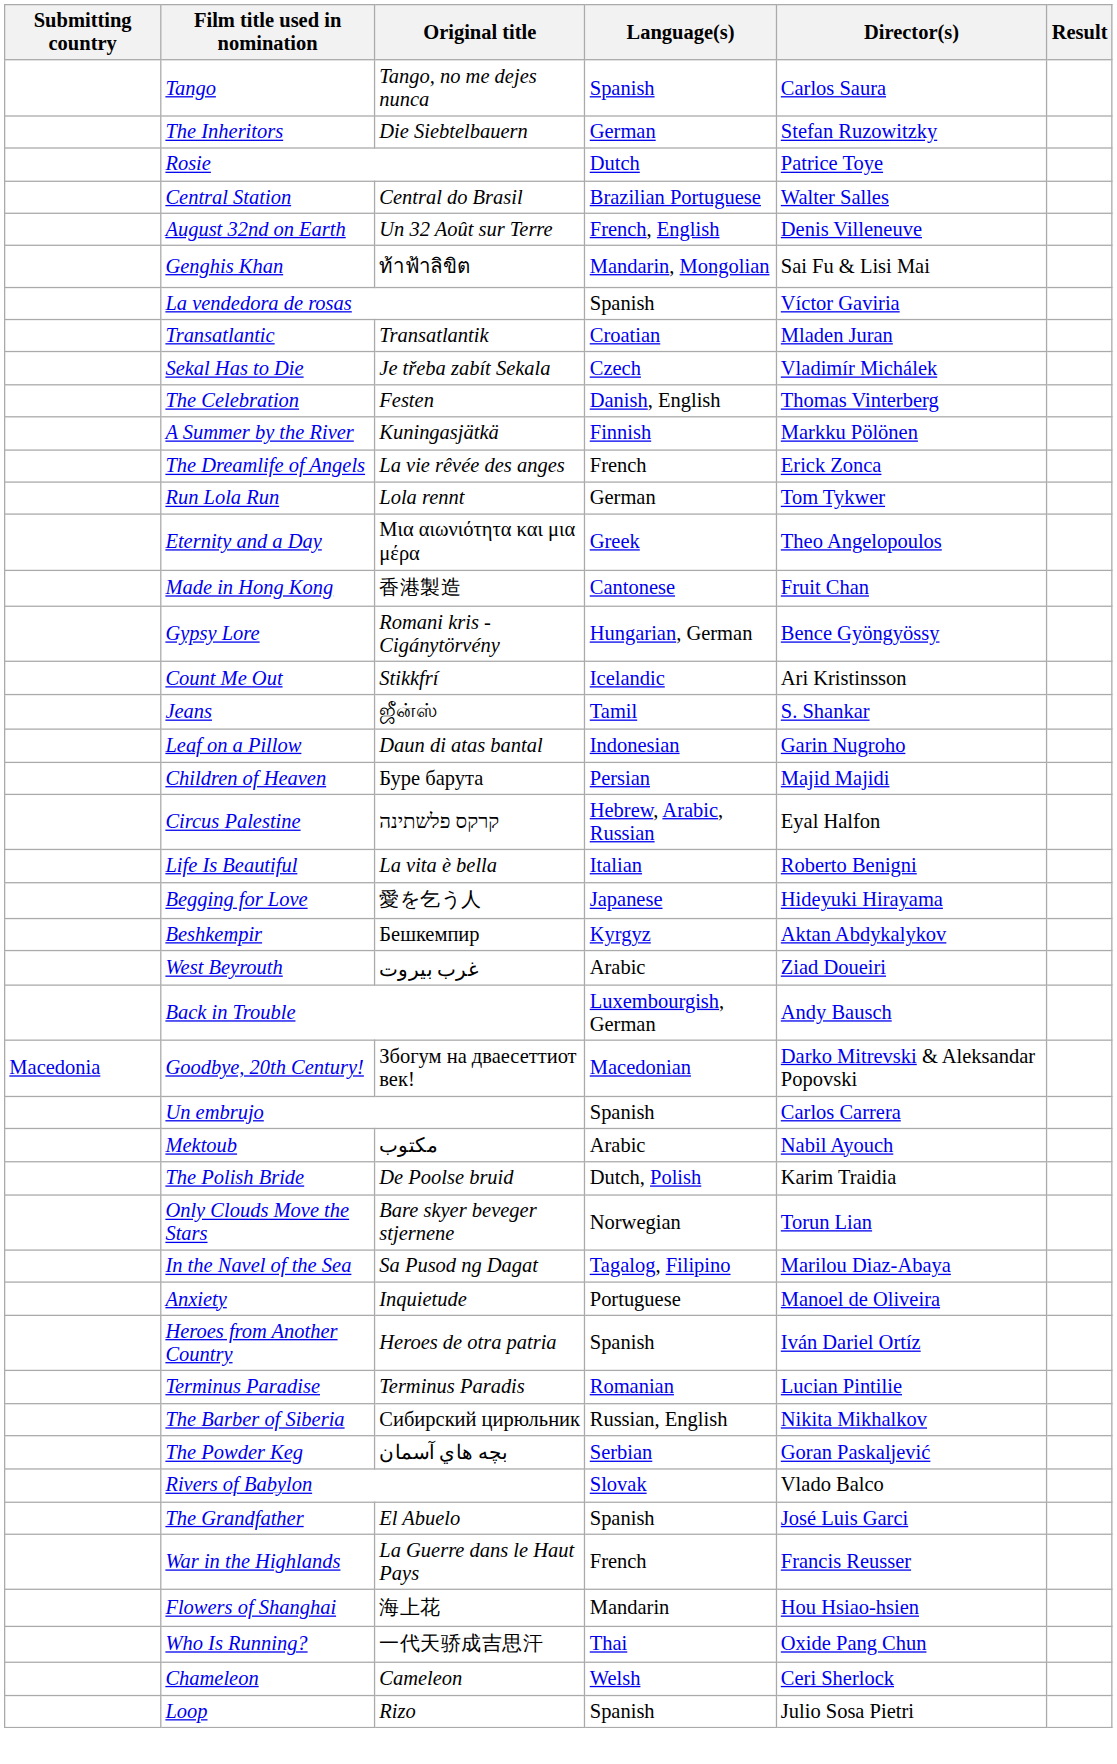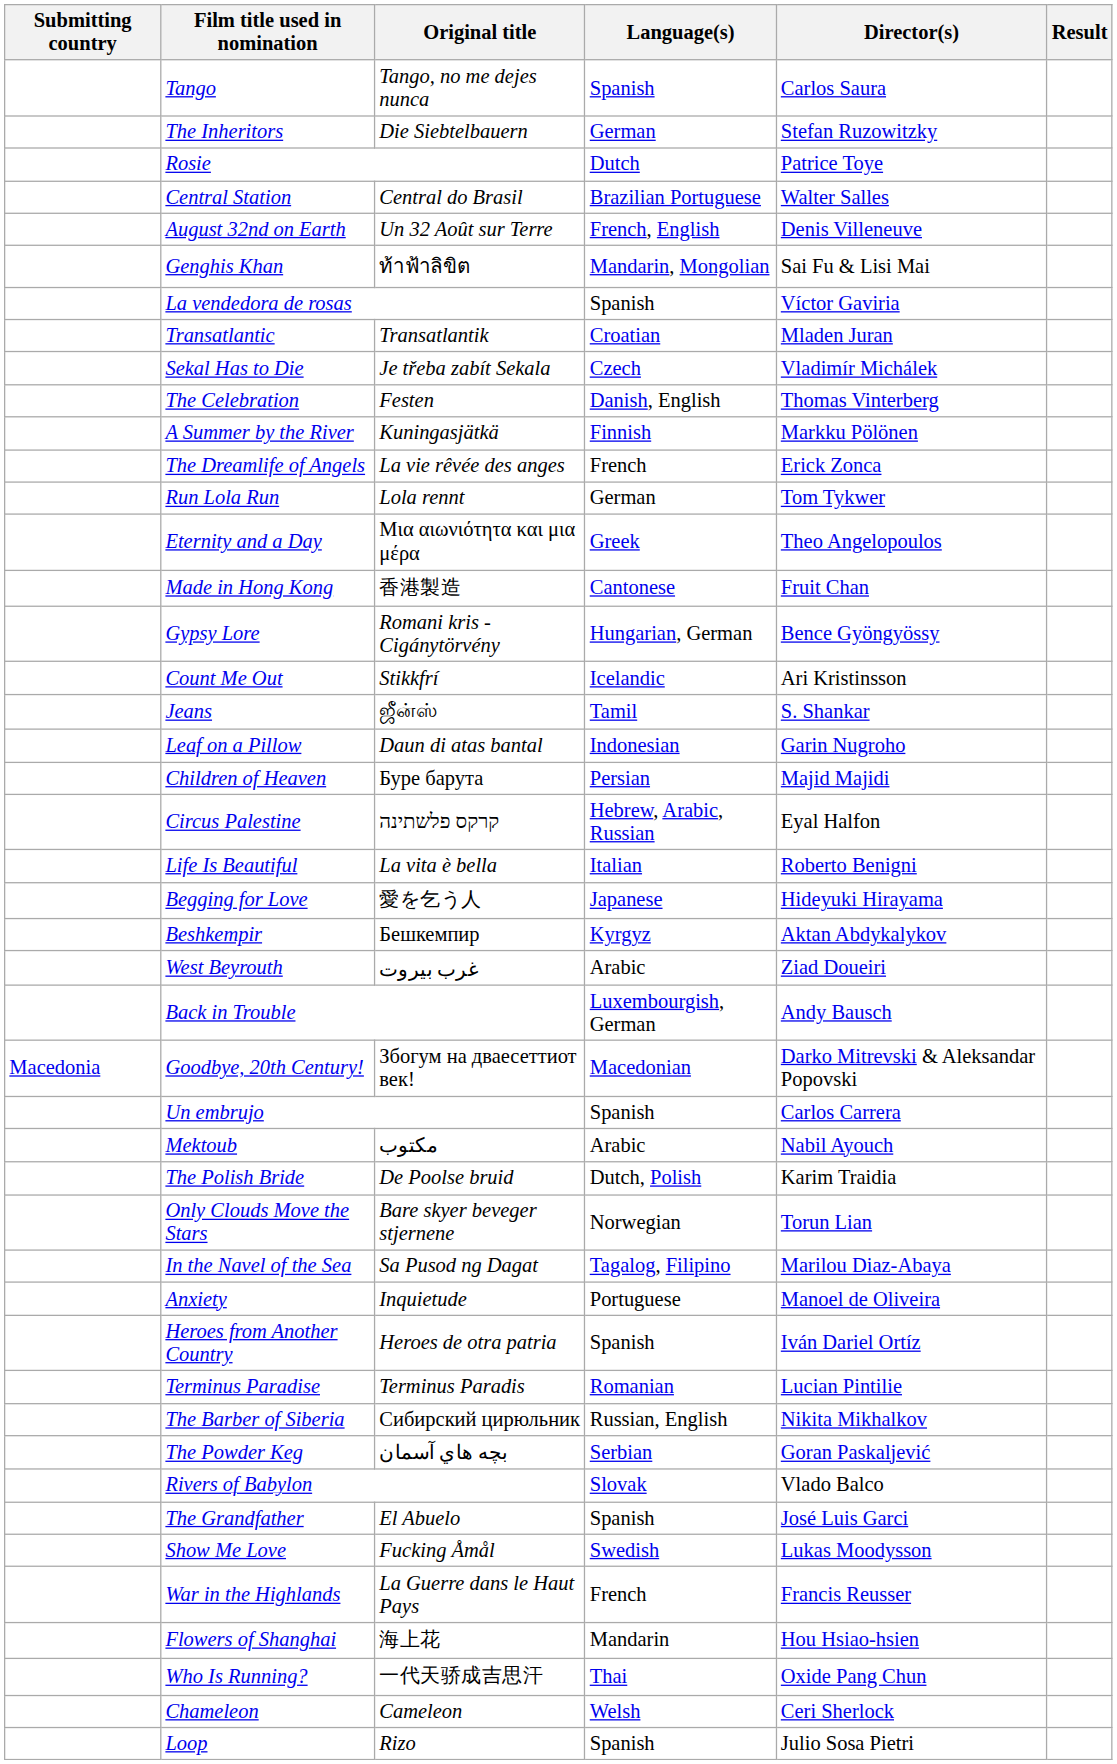+ row: (226, 1550)
